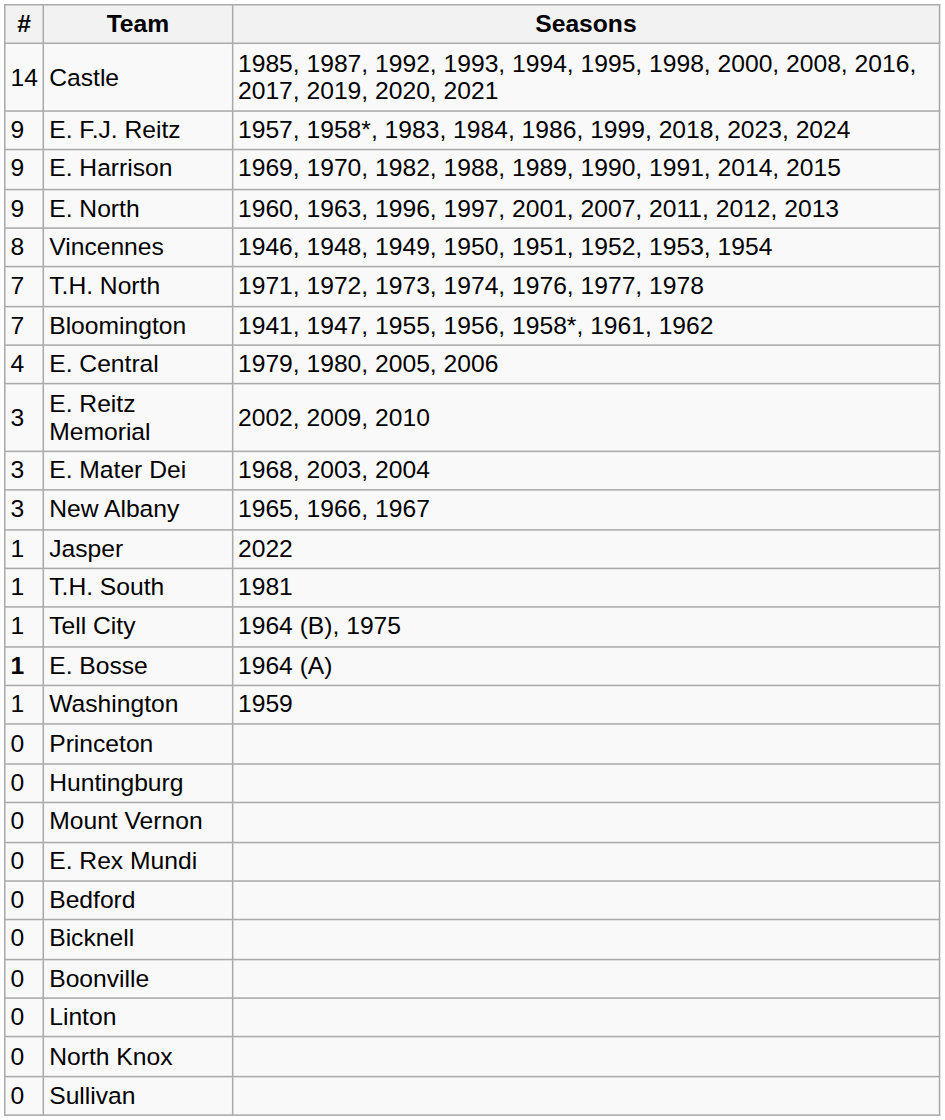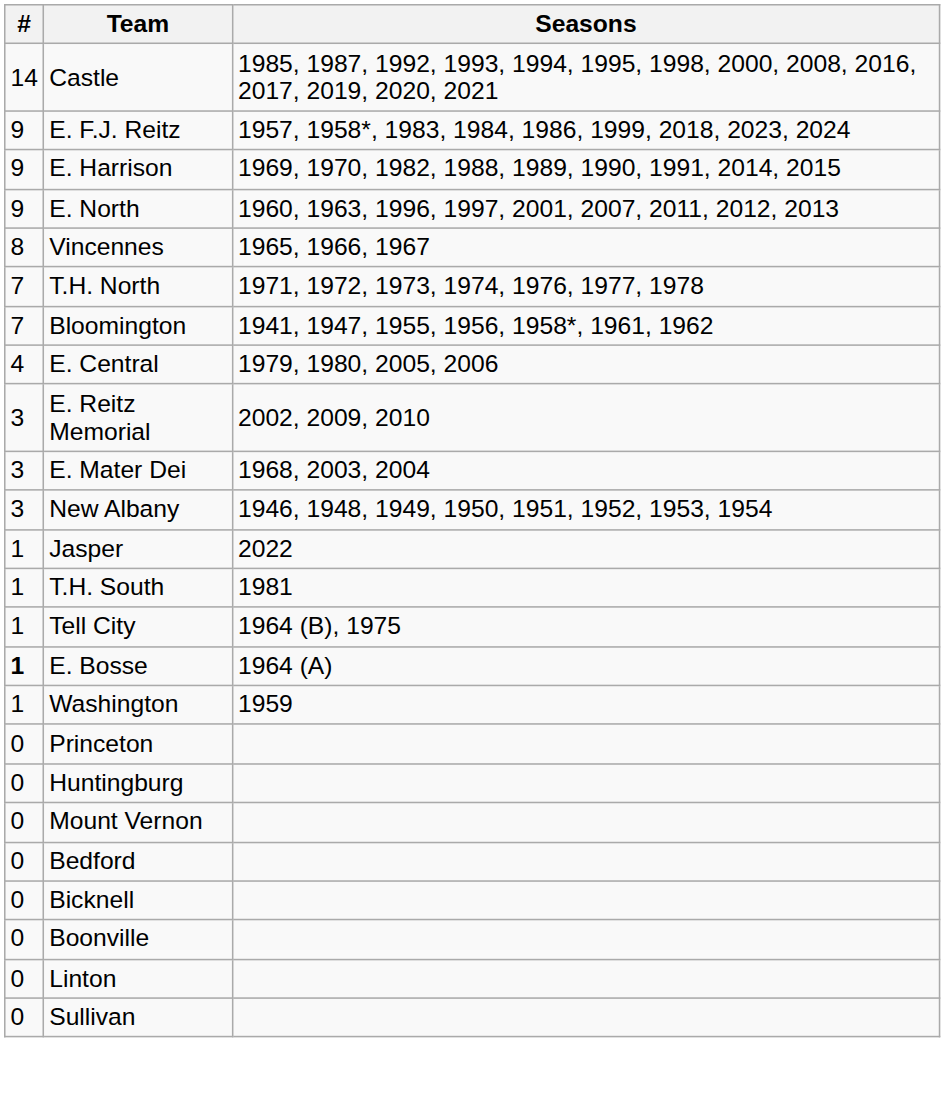(505, 247) 1946, 1948, 1949, 1950, 1951, 1952, 1953, 1954 -> (334, 247) 1965, 1966, 1967
(334, 509) 1965, 1966, 1967 -> (505, 509) 1946, 1948, 1949, 1950, 1951, 1952, 1953, 1954
- row: (123, 861)
- row: (111, 1056)
